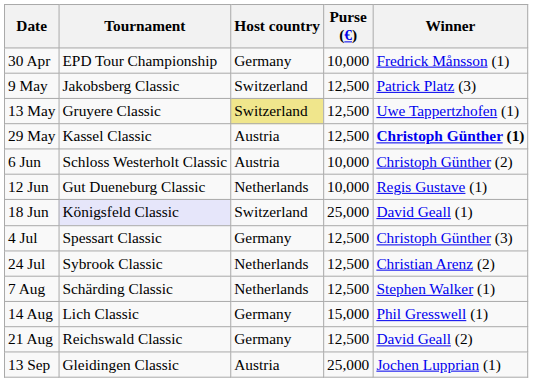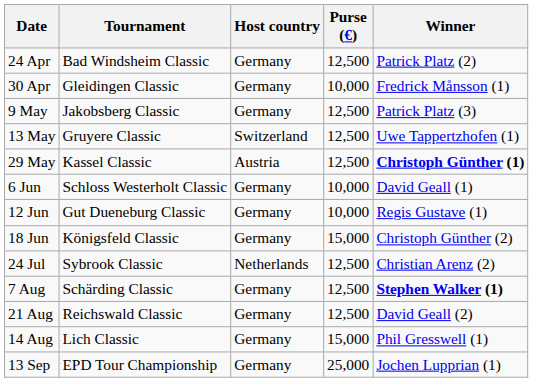+ row: (29, 60)
(140, 60) EPD Tour Championship -> (121, 86) Gleidingen Classic
(271, 86) Switzerland -> (263, 111) Germany
(271, 111) khaki background -> (271, 136) no background
(257, 162) Austria -> (263, 187) Germany
(445, 162) Christoph Günther (2) -> (425, 187) David Geall (1)
(271, 187) Netherlands -> (263, 212) Germany
(121, 212) lavender background -> (121, 238) no background
(271, 212) Switzerland -> (263, 238) Germany
(348, 212) 25,000 -> (348, 238) 15,000
(425, 212) David Geall (1) -> (445, 238) Christoph Günther (2)
- row: (23, 238)
(271, 288) Netherlands -> (263, 288) Germany
(436, 288) normal -> (440, 288) bold
rows swapped: (30, 313) <-> (30, 339)
(121, 364) Gleidingen Classic -> (140, 364) EPD Tour Championship
(257, 364) Austria -> (263, 364) Germany
